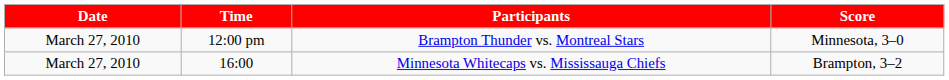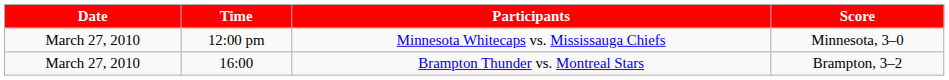(531, 39) Brampton Thunder vs. Montreal Stars -> (531, 39) Minnesota Whitecaps vs. Mississauga Chiefs
(531, 63) Minnesota Whitecaps vs. Mississauga Chiefs -> (531, 63) Brampton Thunder vs. Montreal Stars
